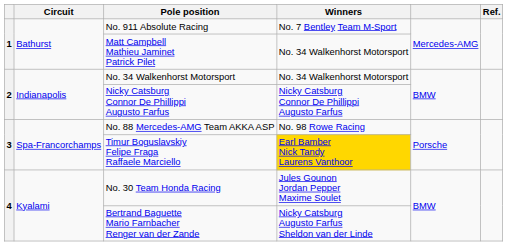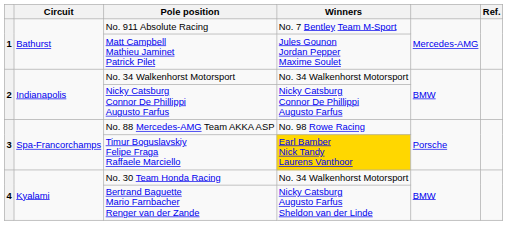(344, 51) No. 34 Walkenhorst Motorsport -> (310, 51) Jules Gounon Jordan Pepper Maxime Soulet
(310, 187) Jules Gounon Jordan Pepper Maxime Soulet -> (344, 177) No. 34 Walkenhorst Motorsport
